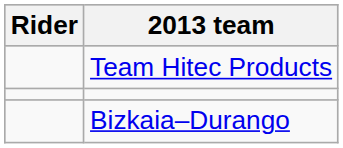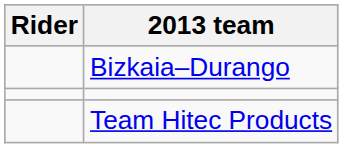rows swapped: (211, 66) <-> (190, 120)
